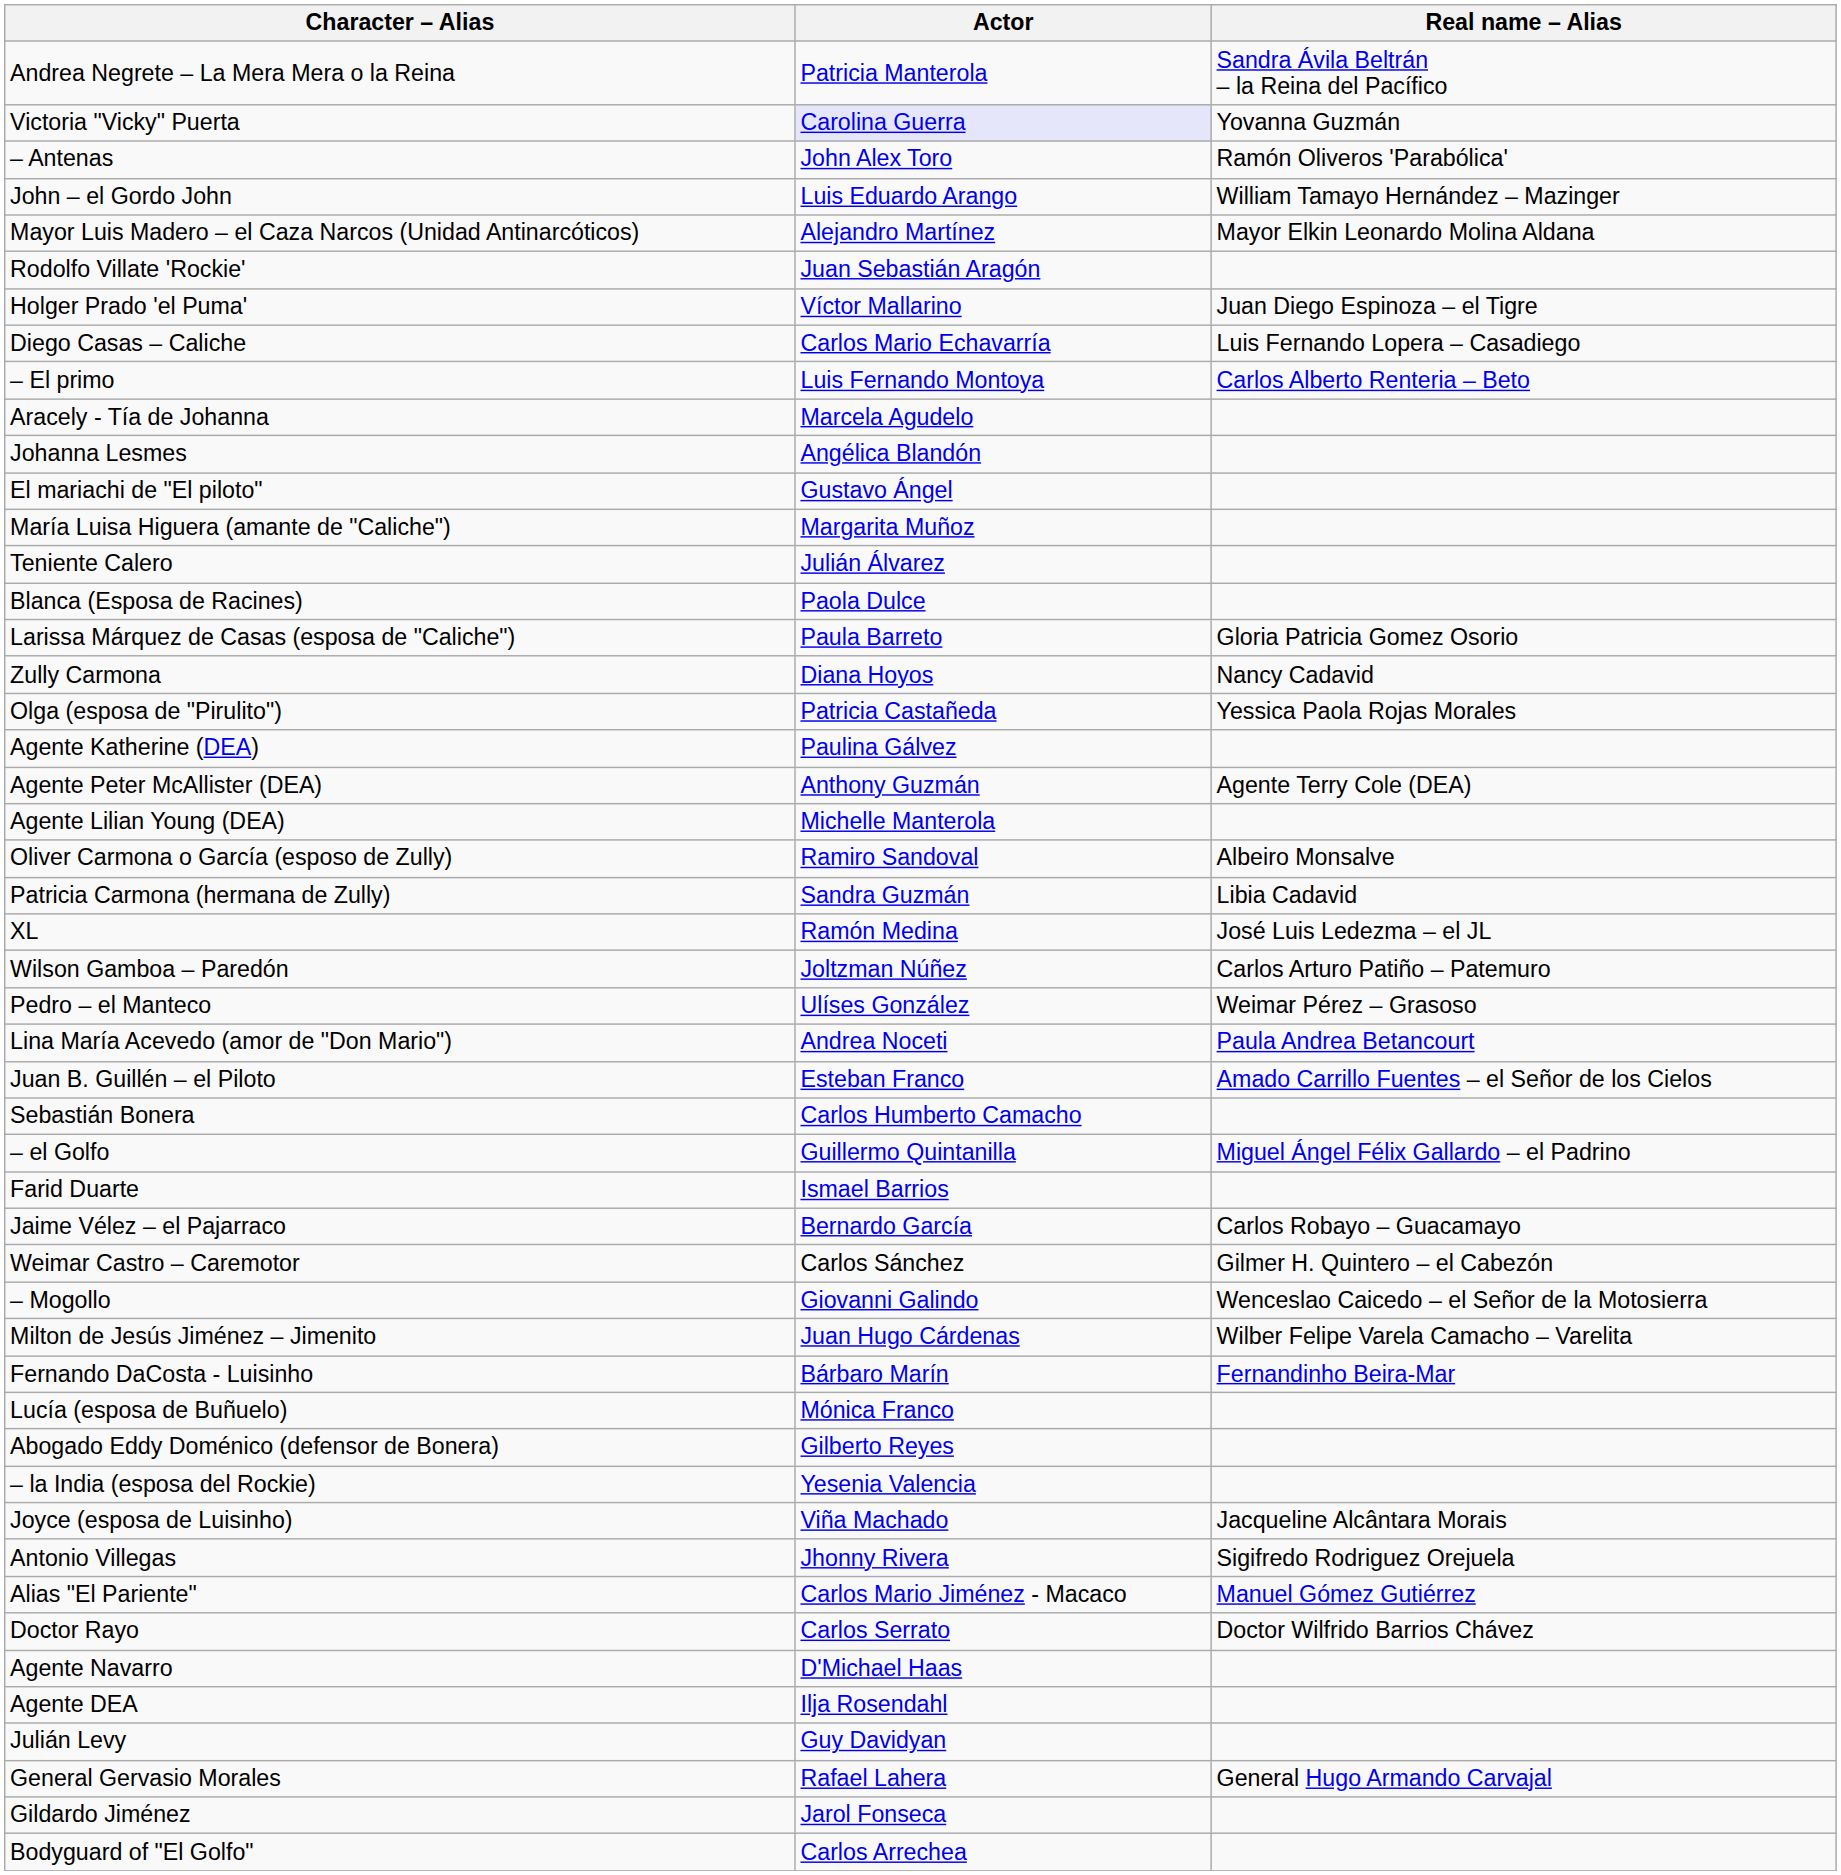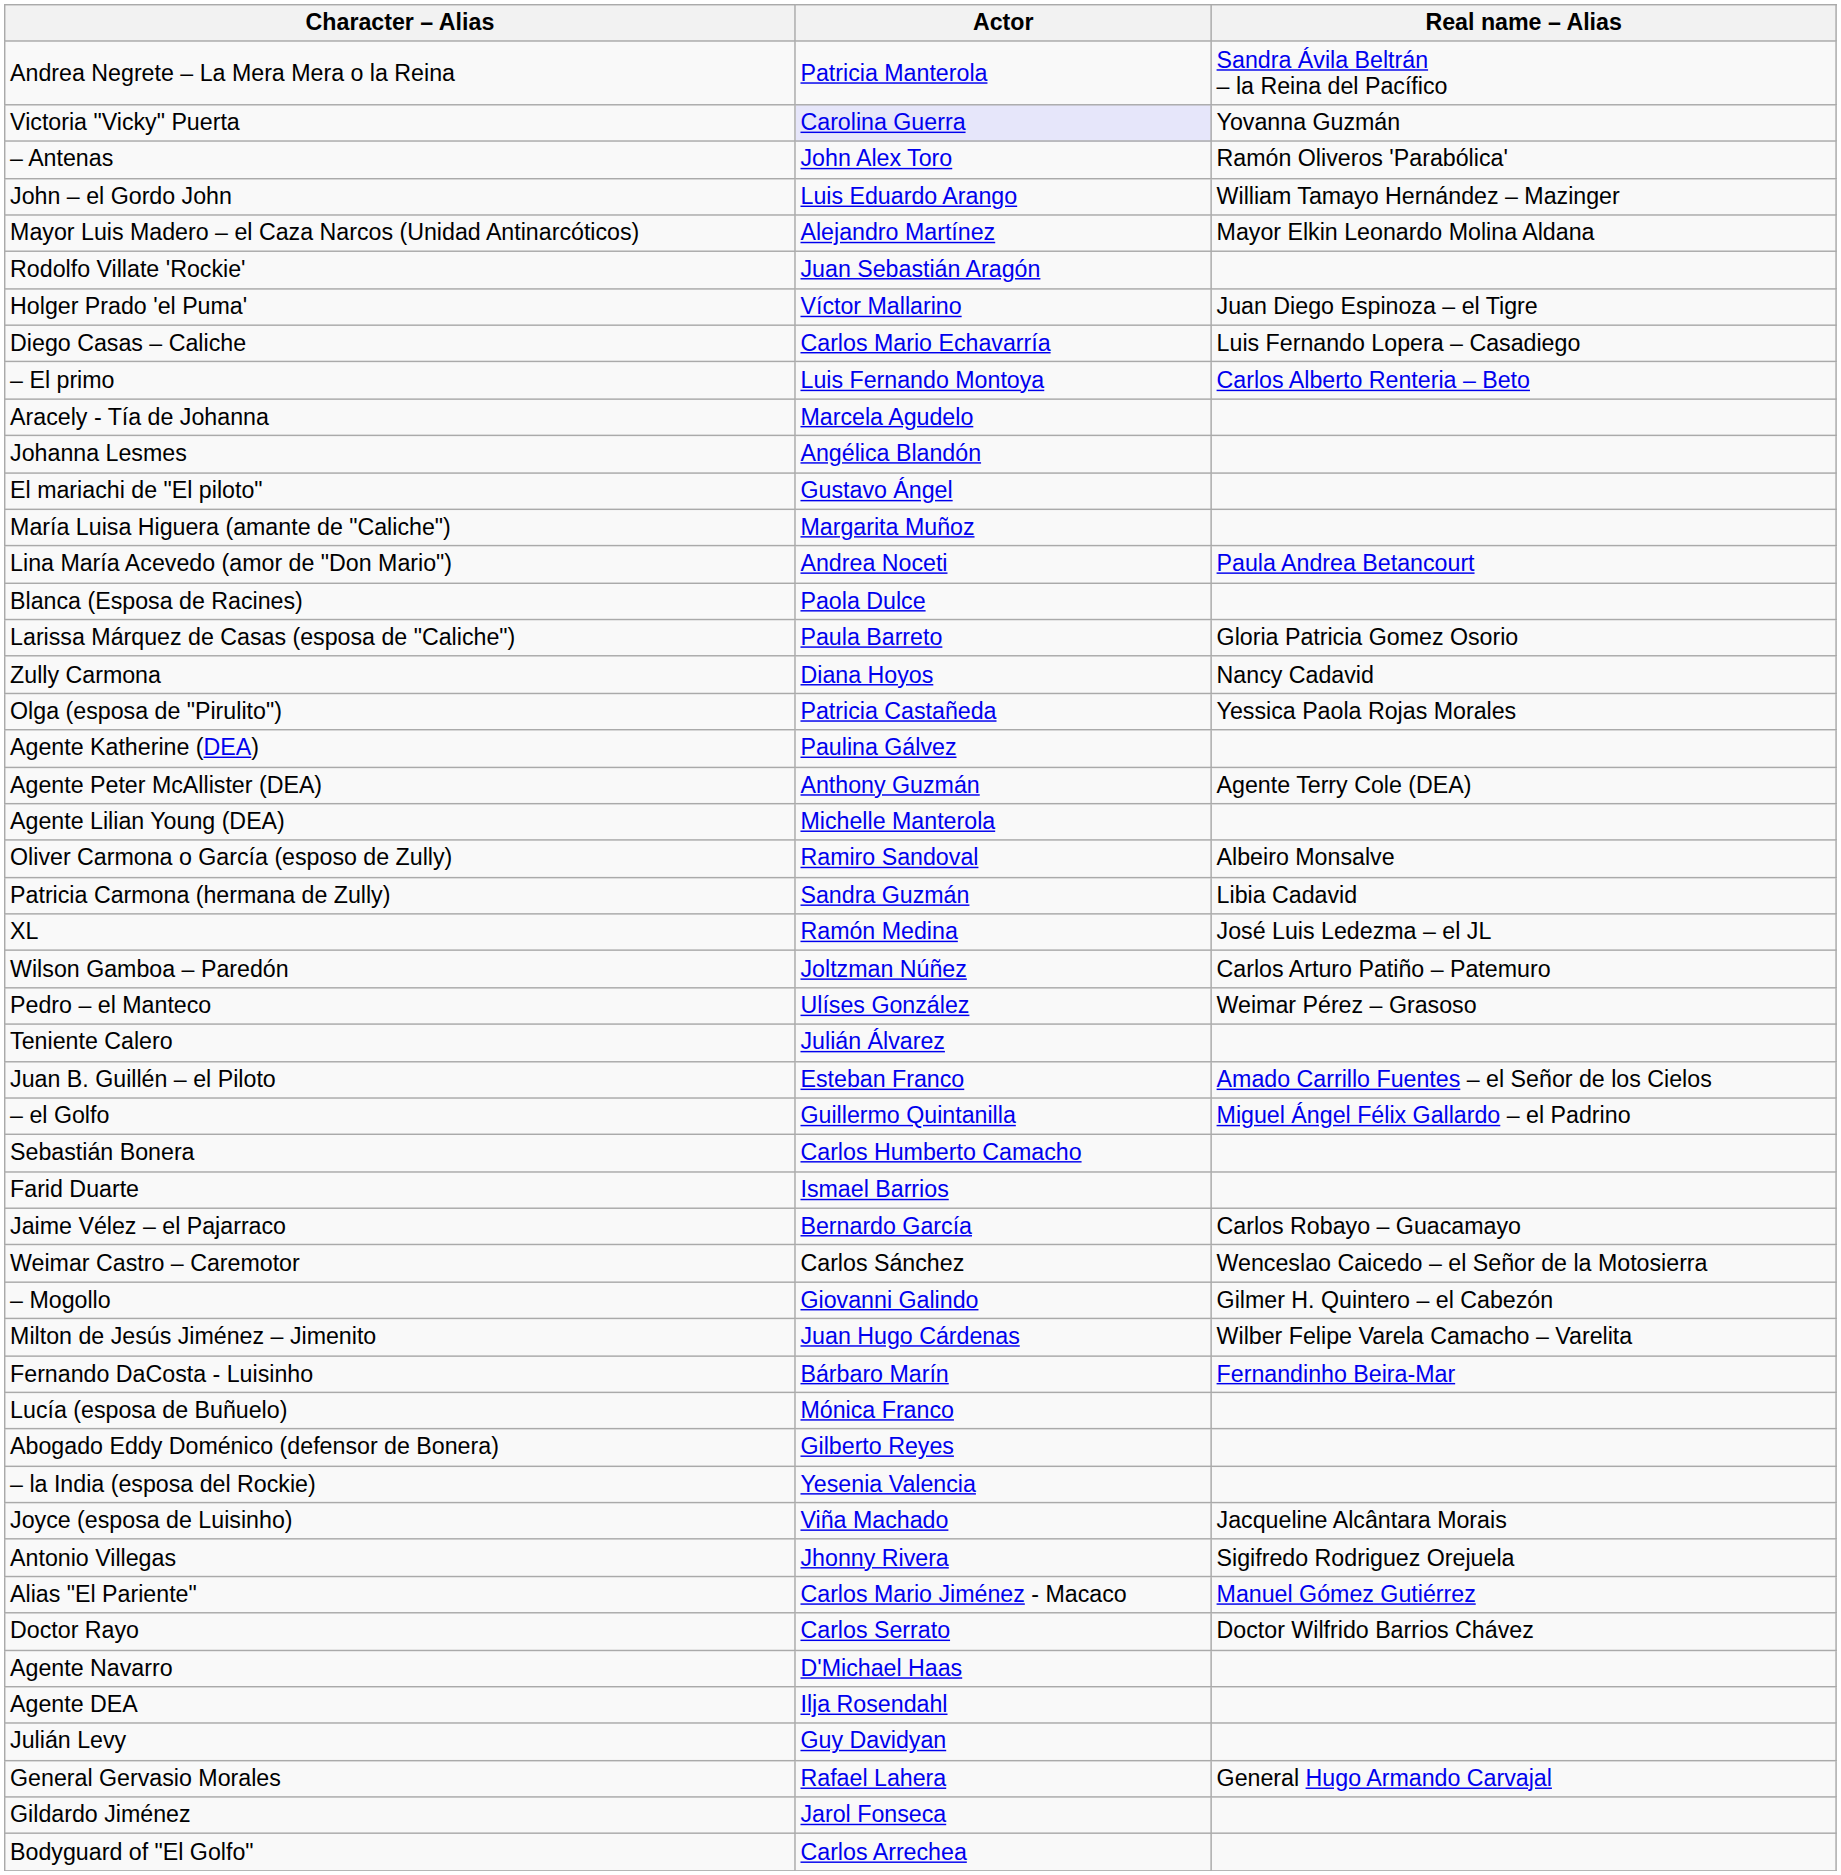rows swapped: (231, 1042) <-> (91, 564)
rows swapped: (60, 1152) <-> (102, 1116)
(1385, 1263) Gilmer H. Quintero – el Cabezón -> (1462, 1263) Wenceslao Caicedo – el Señor de la Motosierra
(1462, 1299) Wenceslao Caicedo – el Señor de la Motosierra -> (1385, 1299) Gilmer H. Quintero – el Cabezón
